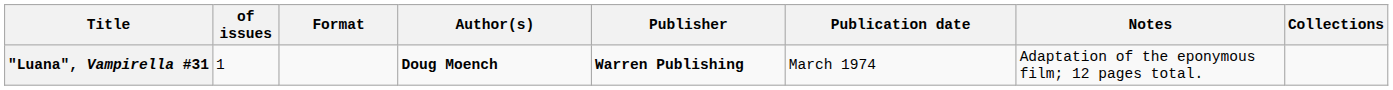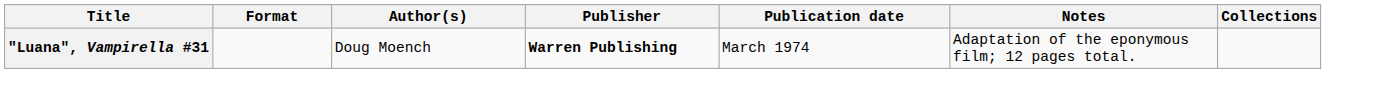- column: (246, 25)
(450, 65) bold -> (383, 49) normal
